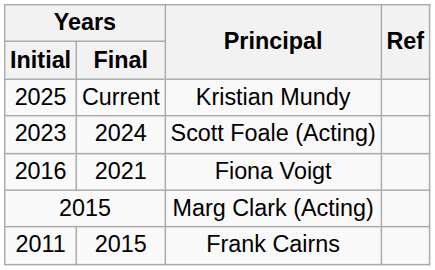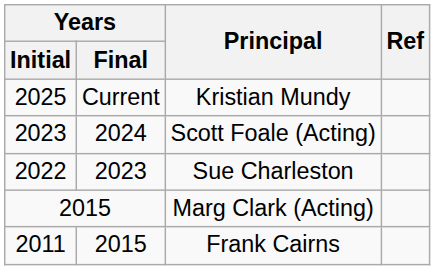+ row: (273, 171)
- row: (273, 171)
